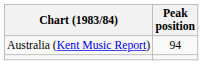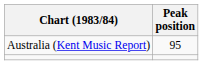(175, 45) 94 -> (175, 45) 95
